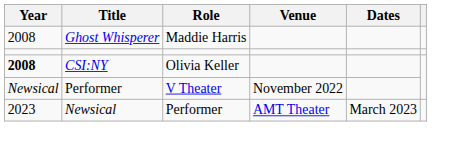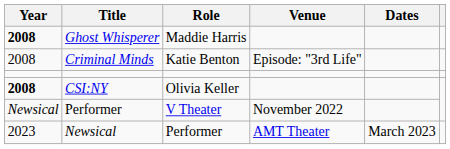(22, 37) normal -> (22, 37) bold
+ row: (109, 59)
